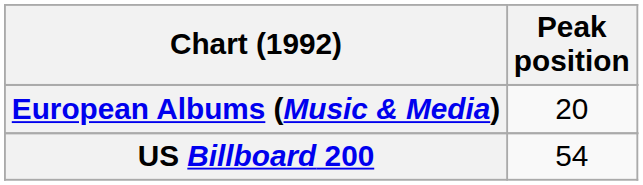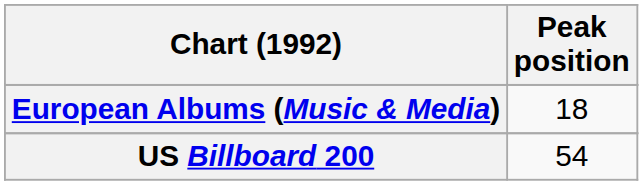(572, 108) 20 -> (572, 108) 18
